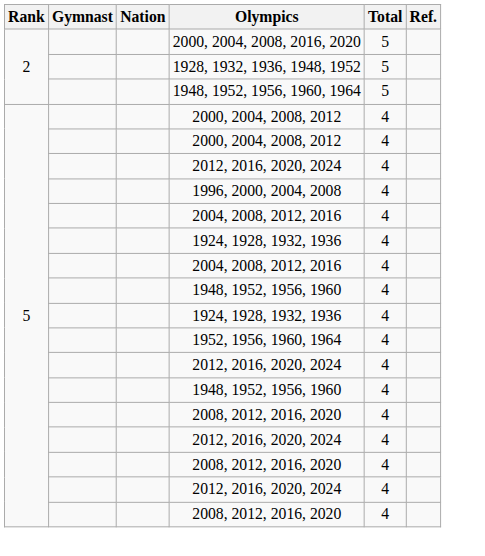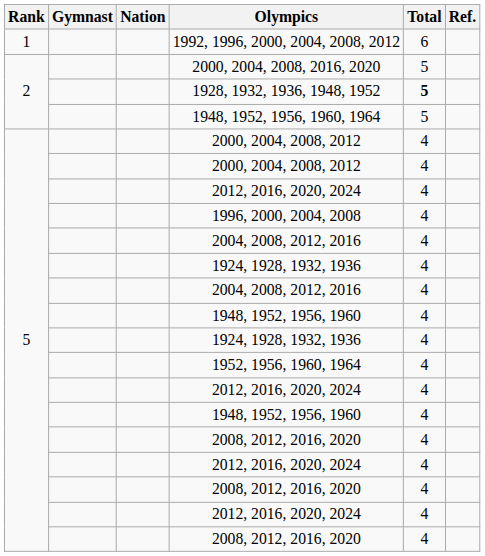+ row: (26, 41)
(385, 66) normal -> (424, 91) bold
